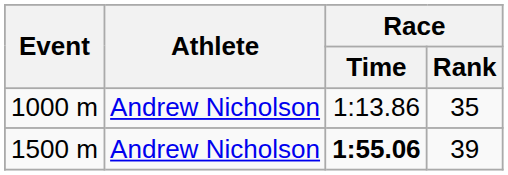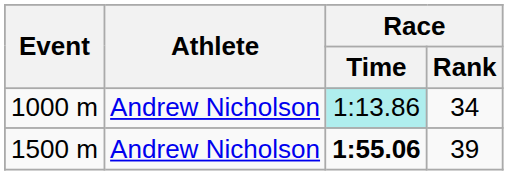(376, 108) no background -> (376, 108) paleturquoise background
(465, 108) 35 -> (465, 108) 34
